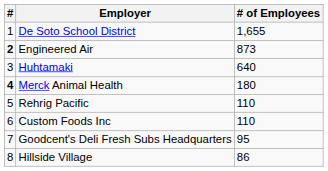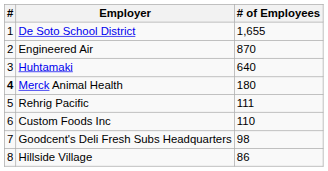(10, 49) bold -> (10, 49) normal
(246, 49) 873 -> (246, 49) 870
(246, 103) 110 -> (245, 103) 111
(243, 139) 95 -> (243, 139) 98
